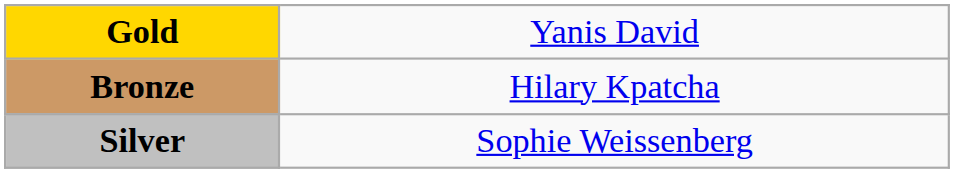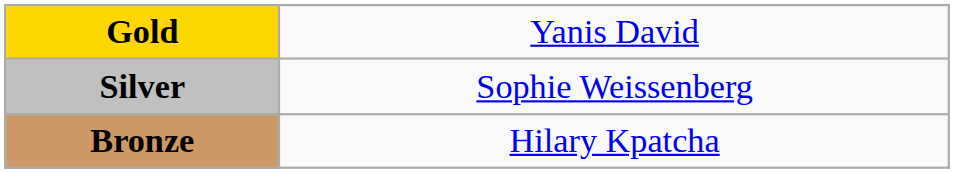rows swapped: (142, 140) <-> (142, 85)
